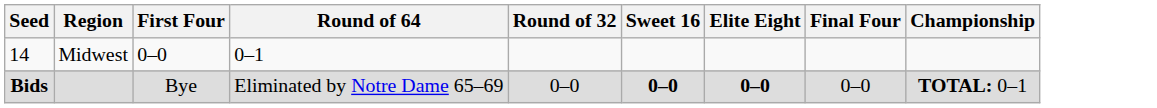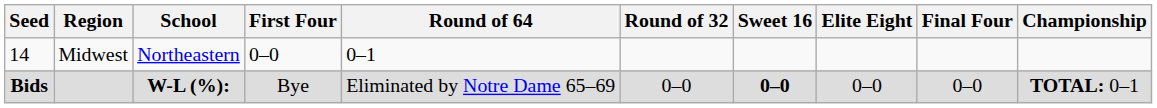+ column: (189, 21)
(755, 86) bold -> (867, 86) normal
